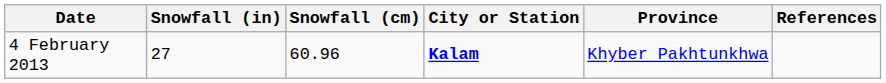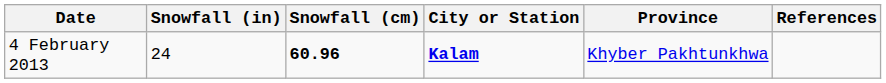(161, 55) 27 -> (161, 55) 24
(315, 55) normal -> (315, 55) bold
